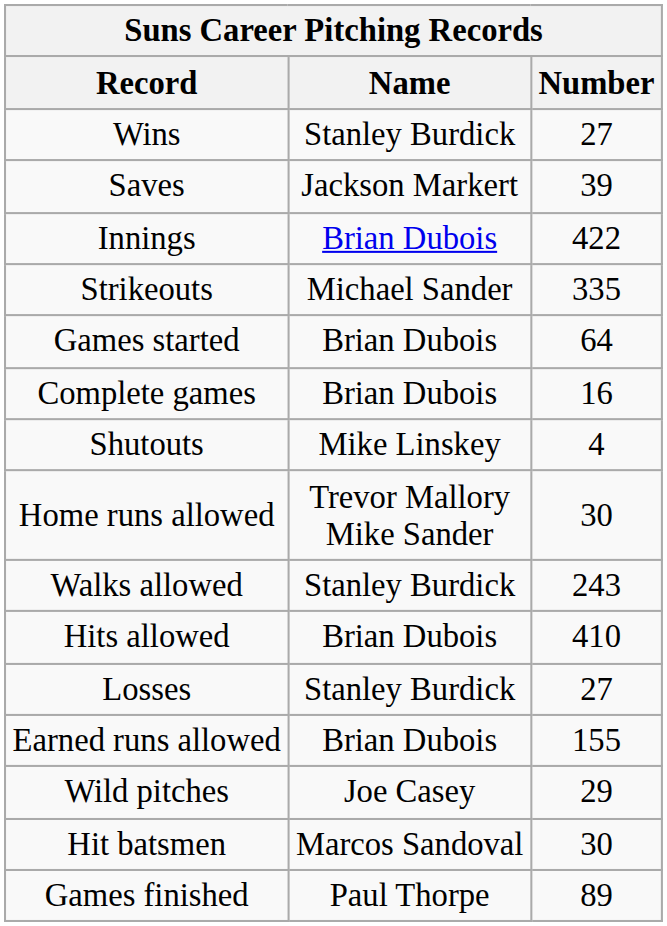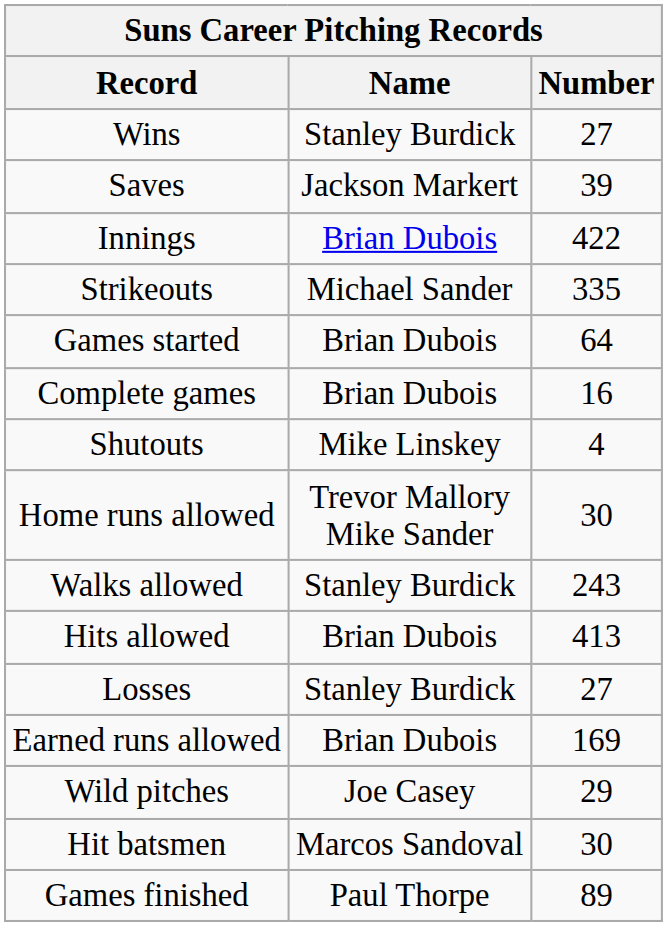(596, 636) 410 -> (596, 636) 413
(596, 740) 155 -> (596, 740) 169
